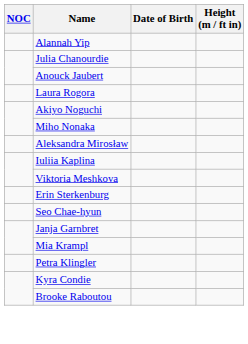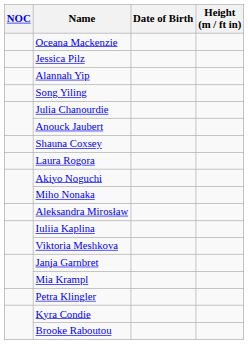+ row: (76, 42)
+ row: (60, 59)
+ row: (61, 93)
+ row: (69, 144)
- row: (72, 195)
- row: (68, 212)
